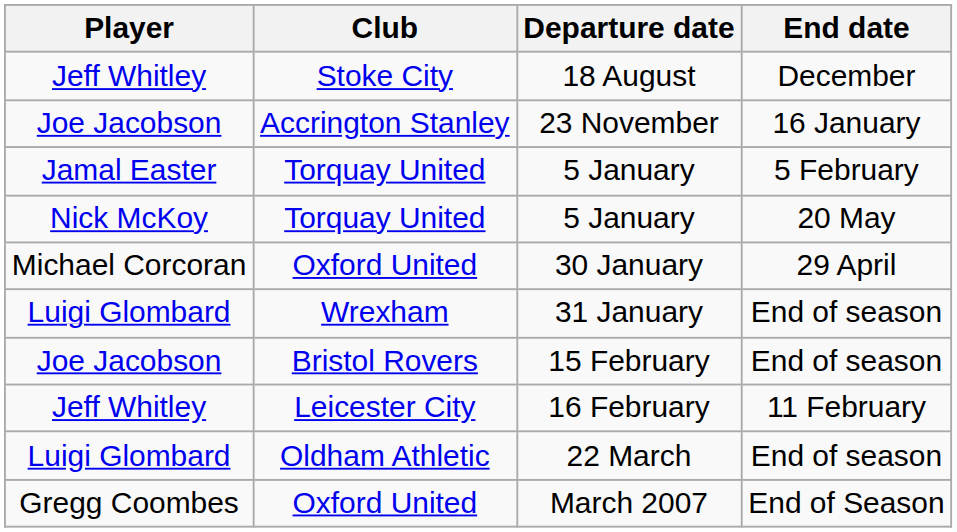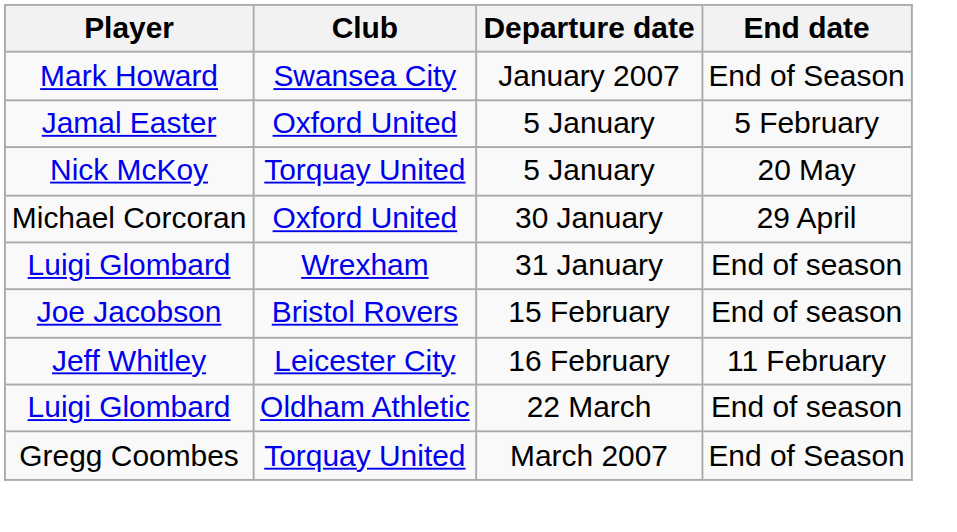- row: (129, 75)
- row: (129, 123)
+ row: (129, 75)
(385, 170) Torquay United -> (365, 123) Oxford United
(385, 502) Oxford United -> (365, 455) Torquay United
